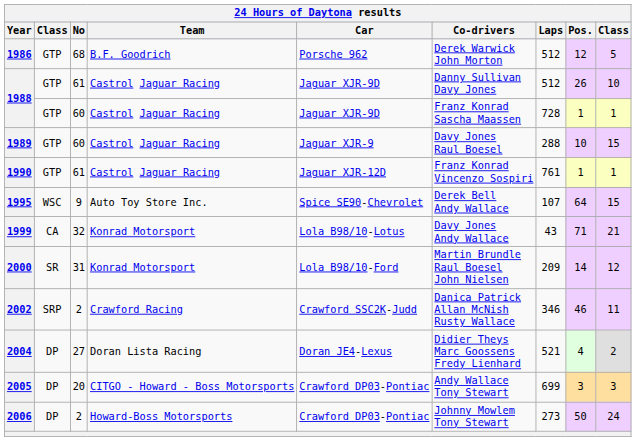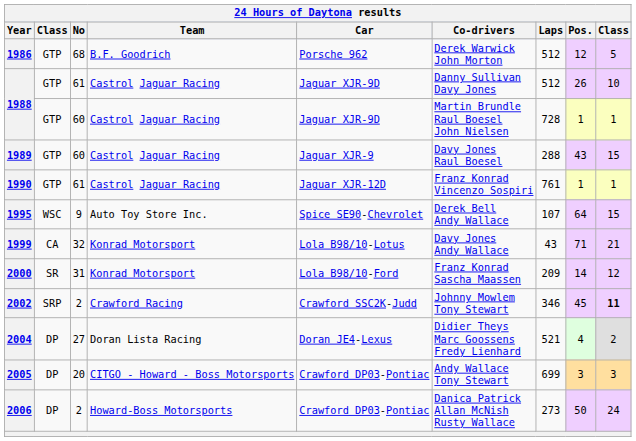(478, 113) Franz Konrad Sascha Maassen -> (478, 119) Martin Brundle Raul Boesel John Nielsen
(581, 142) 10 -> (581, 155) 43
(478, 267) Martin Brundle Raul Boesel John Nielsen -> (478, 273) Franz Konrad Sascha Maassen
(478, 309) Danica Patrick Allan McNish Rusty Wallace -> (475, 303) Johnny Mowlem Tony Stewart
(581, 309) 46 -> (581, 303) 45
(613, 309) normal -> (613, 303) bold
(475, 416) Johnny Mowlem Tony Stewart -> (478, 410) Danica Patrick Allan McNish Rusty Wallace
